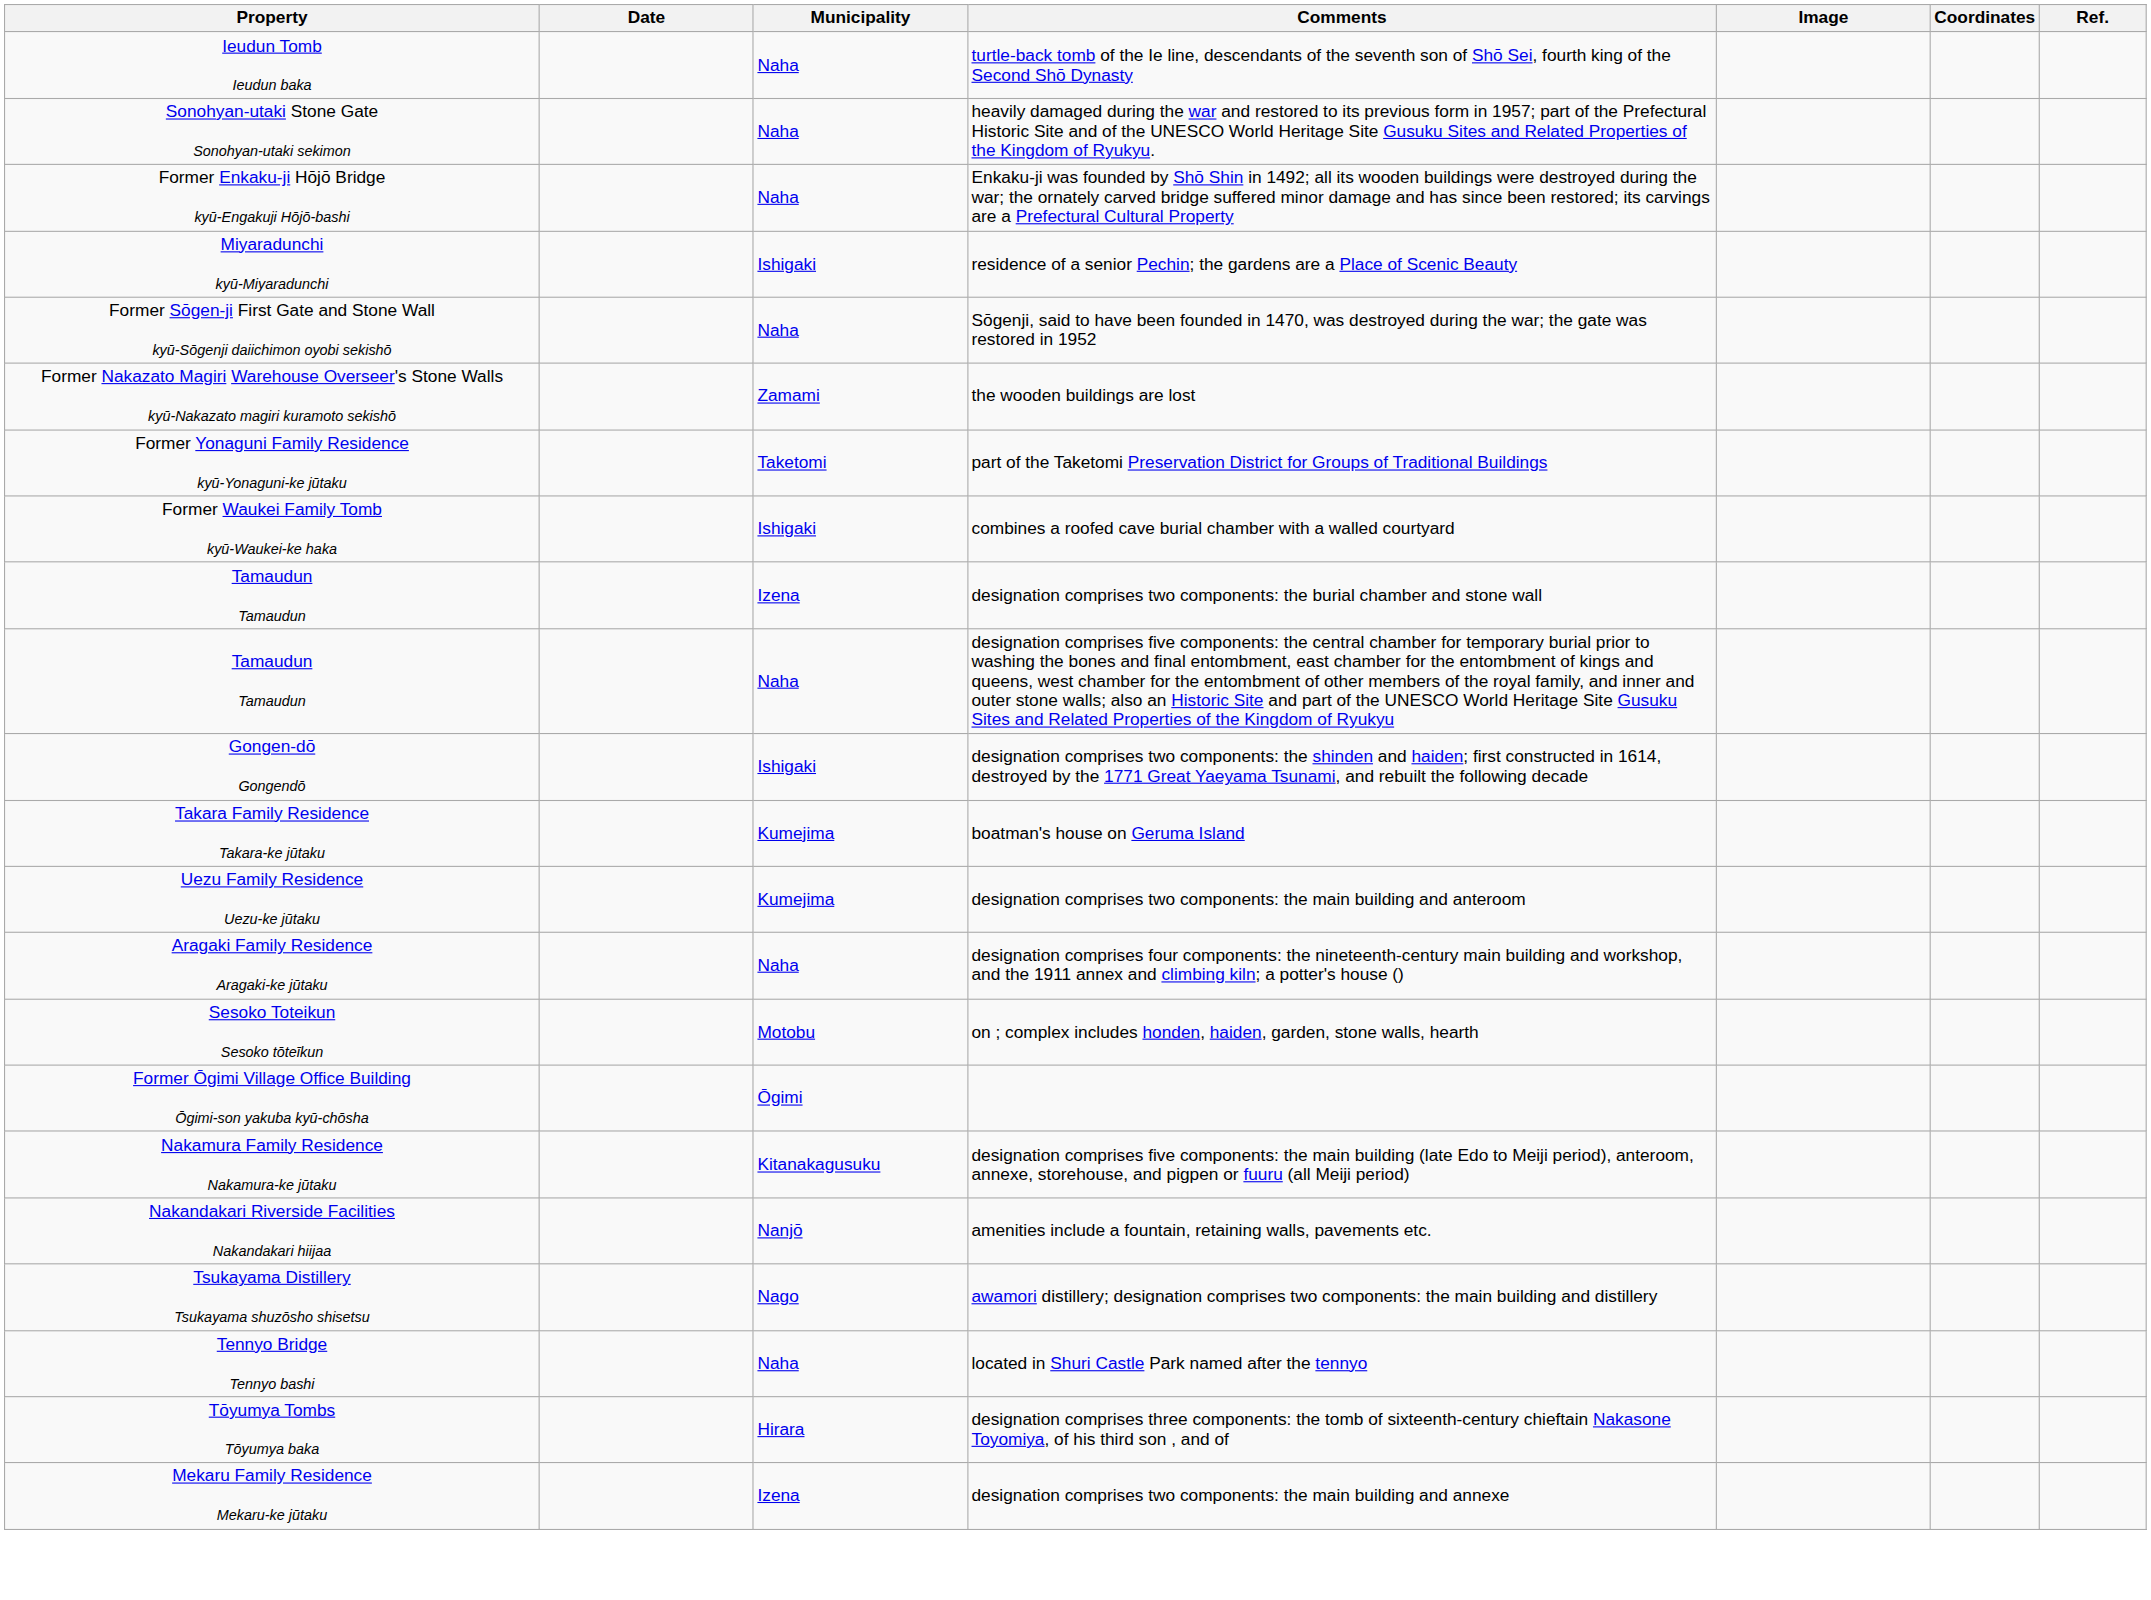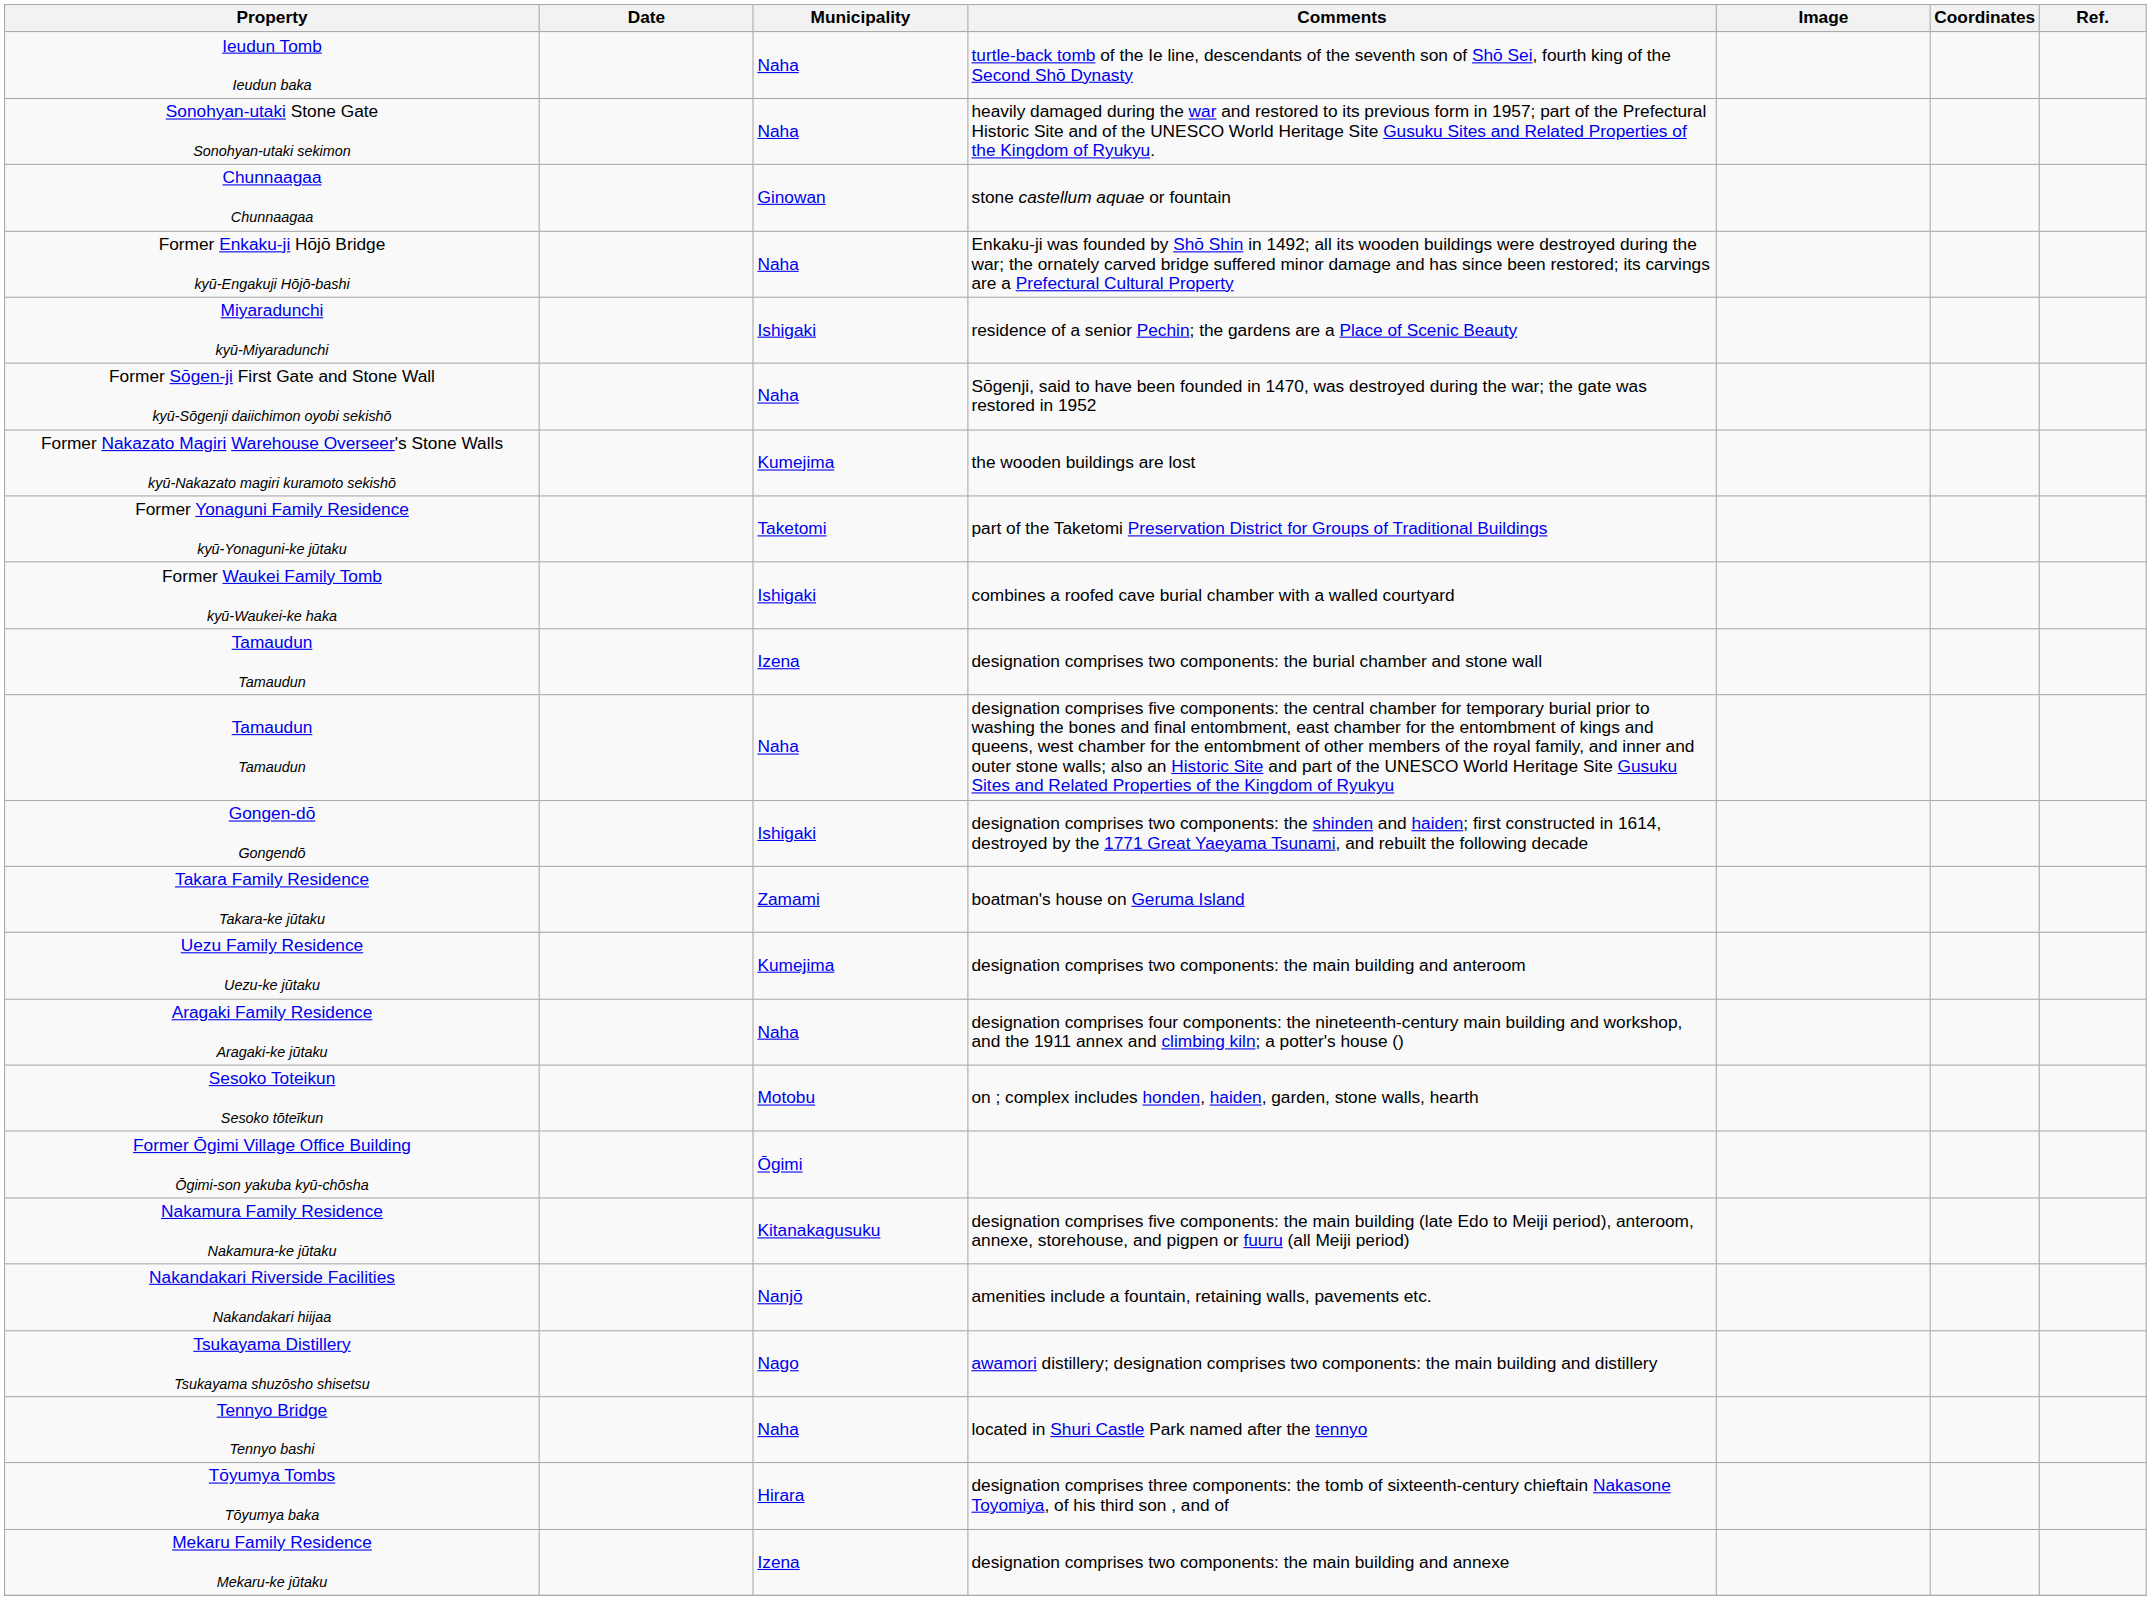+ row: (272, 197)
(789, 396) Zamami -> (796, 462) Kumejima
(796, 833) Kumejima -> (789, 899) Zamami
